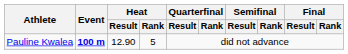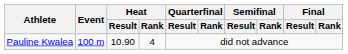(91, 42) bold -> (91, 42) normal
(123, 42) 12.90 -> (123, 42) 10.90
(153, 42) 5 -> (152, 42) 4
